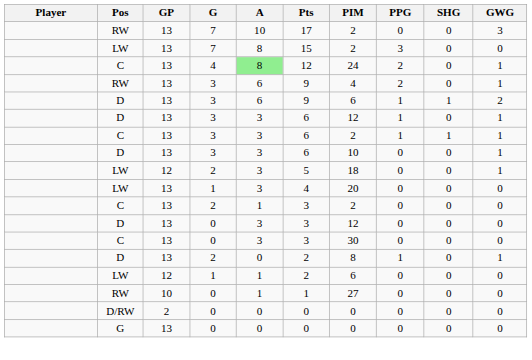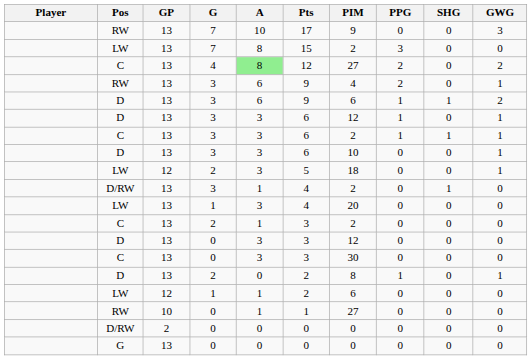(353, 30) 2 -> (353, 30) 9
(353, 65) 24 -> (353, 65) 27
(500, 65) 1 -> (500, 65) 2
+ row: (120, 188)
